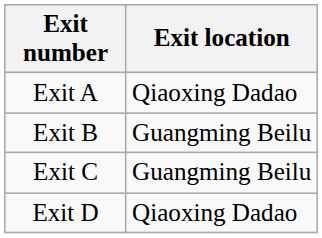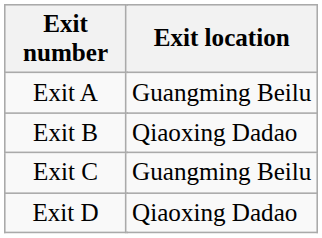(215, 92) Qiaoxing Dadao -> (222, 92) Guangming Beilu
(222, 132) Guangming Beilu -> (215, 132) Qiaoxing Dadao
